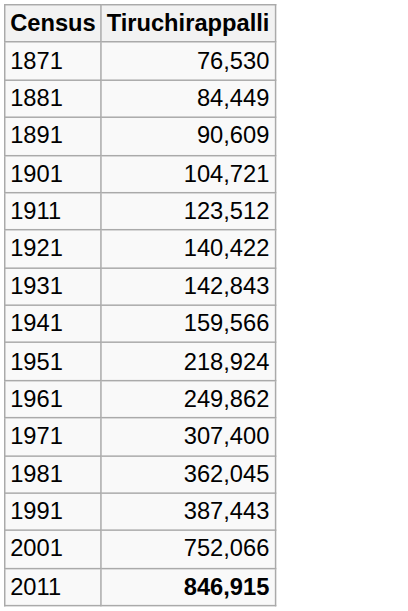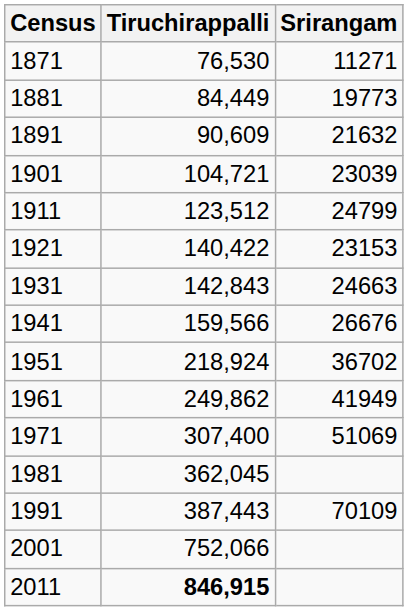+ column: (339, 23)
